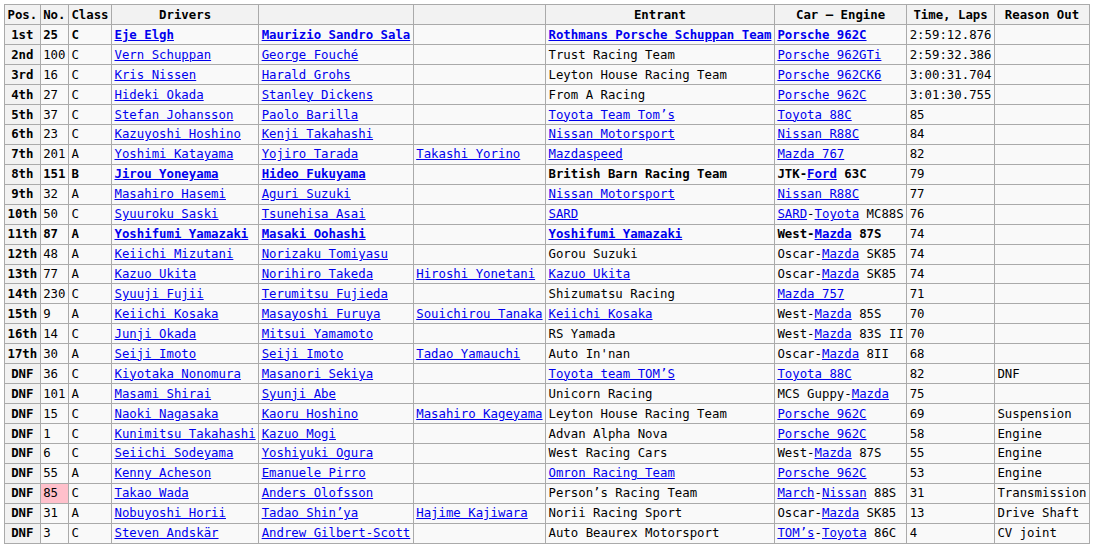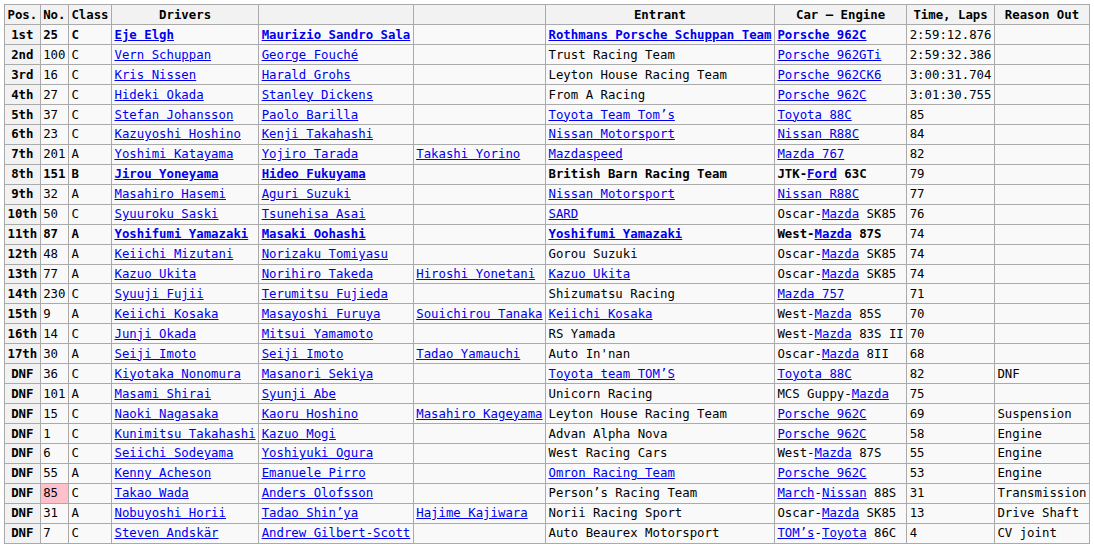(841, 214) SARD-Toyota MC88S -> (837, 214) Oscar-Mazda SK85
(47, 533) 3 -> (47, 533) 7
